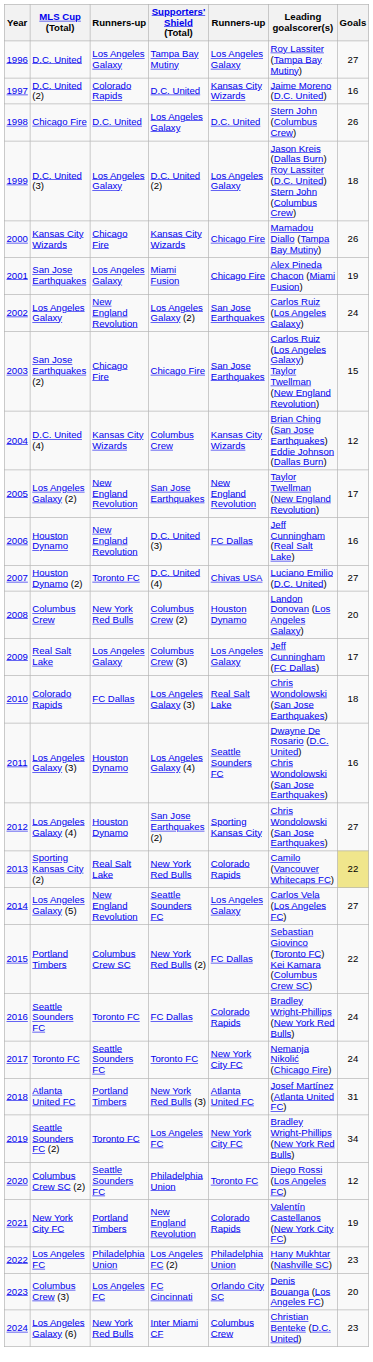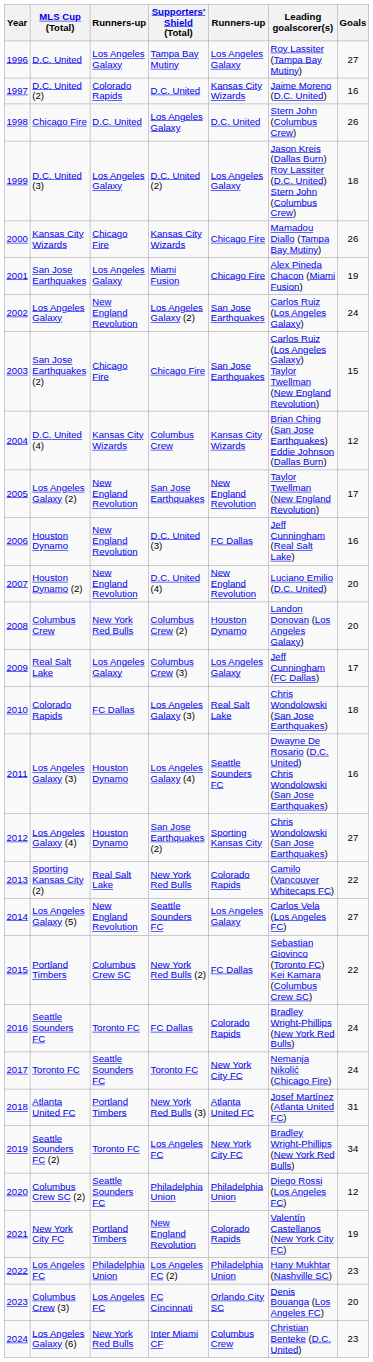(116, 578) Toronto FC -> (115, 583) New England Revolution
(237, 578) Chivas USA -> (233, 583) New England Revolution
(353, 578) 27 -> (353, 583) 20
(353, 869) khaki background -> (353, 880) no background
(234, 1181) Toronto FC -> (237, 1191) Philadelphia Union
